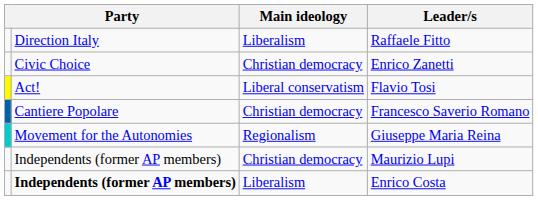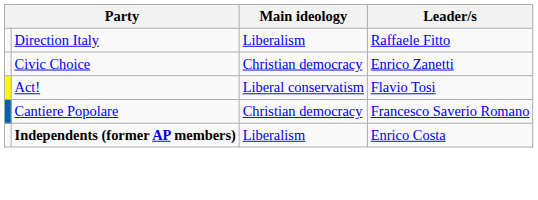- row: (436, 135)
- row: (413, 159)
